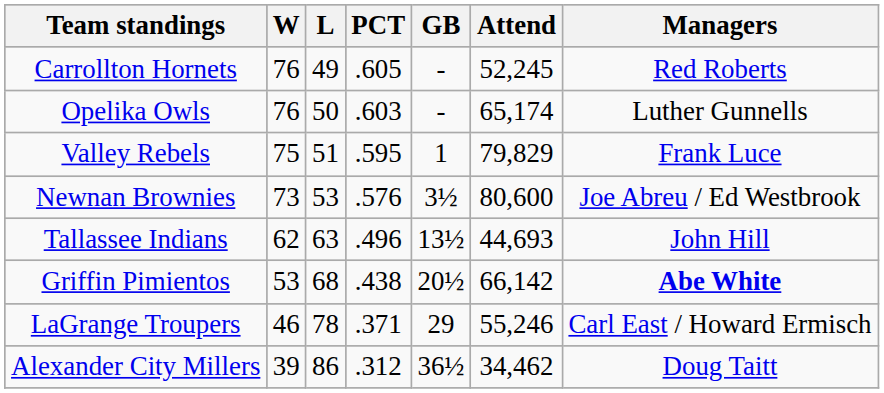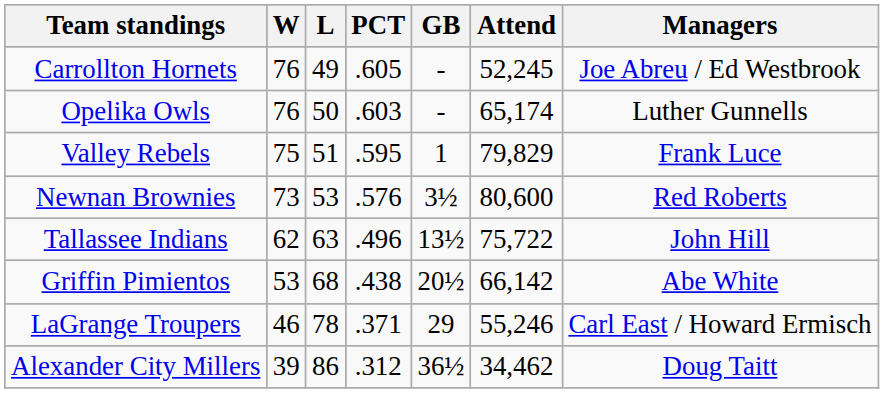(720, 68) Red Roberts -> (720, 68) Joe Abreu / Ed Westbrook
(720, 196) Joe Abreu / Ed Westbrook -> (720, 196) Red Roberts
(516, 238) 44,693 -> (516, 238) 75,722
(720, 281) bold -> (720, 281) normal
